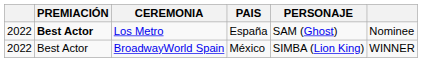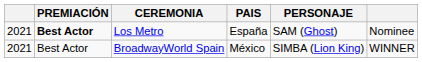(19, 31) 2022 -> (19, 31) 2021
(19, 48) 2022 -> (19, 48) 2021
